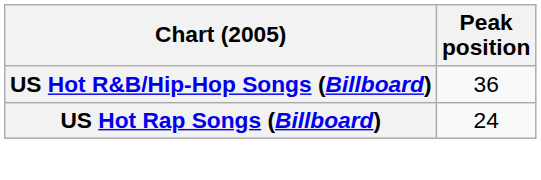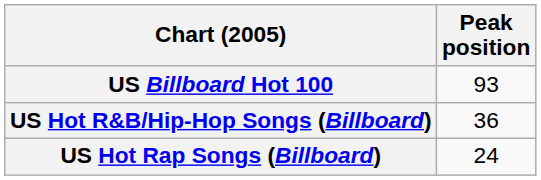+ row: (221, 84)
